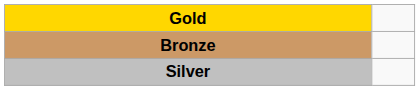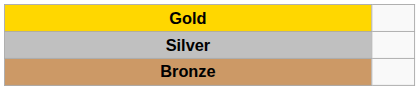rows swapped: (188, 71) <-> (188, 44)
